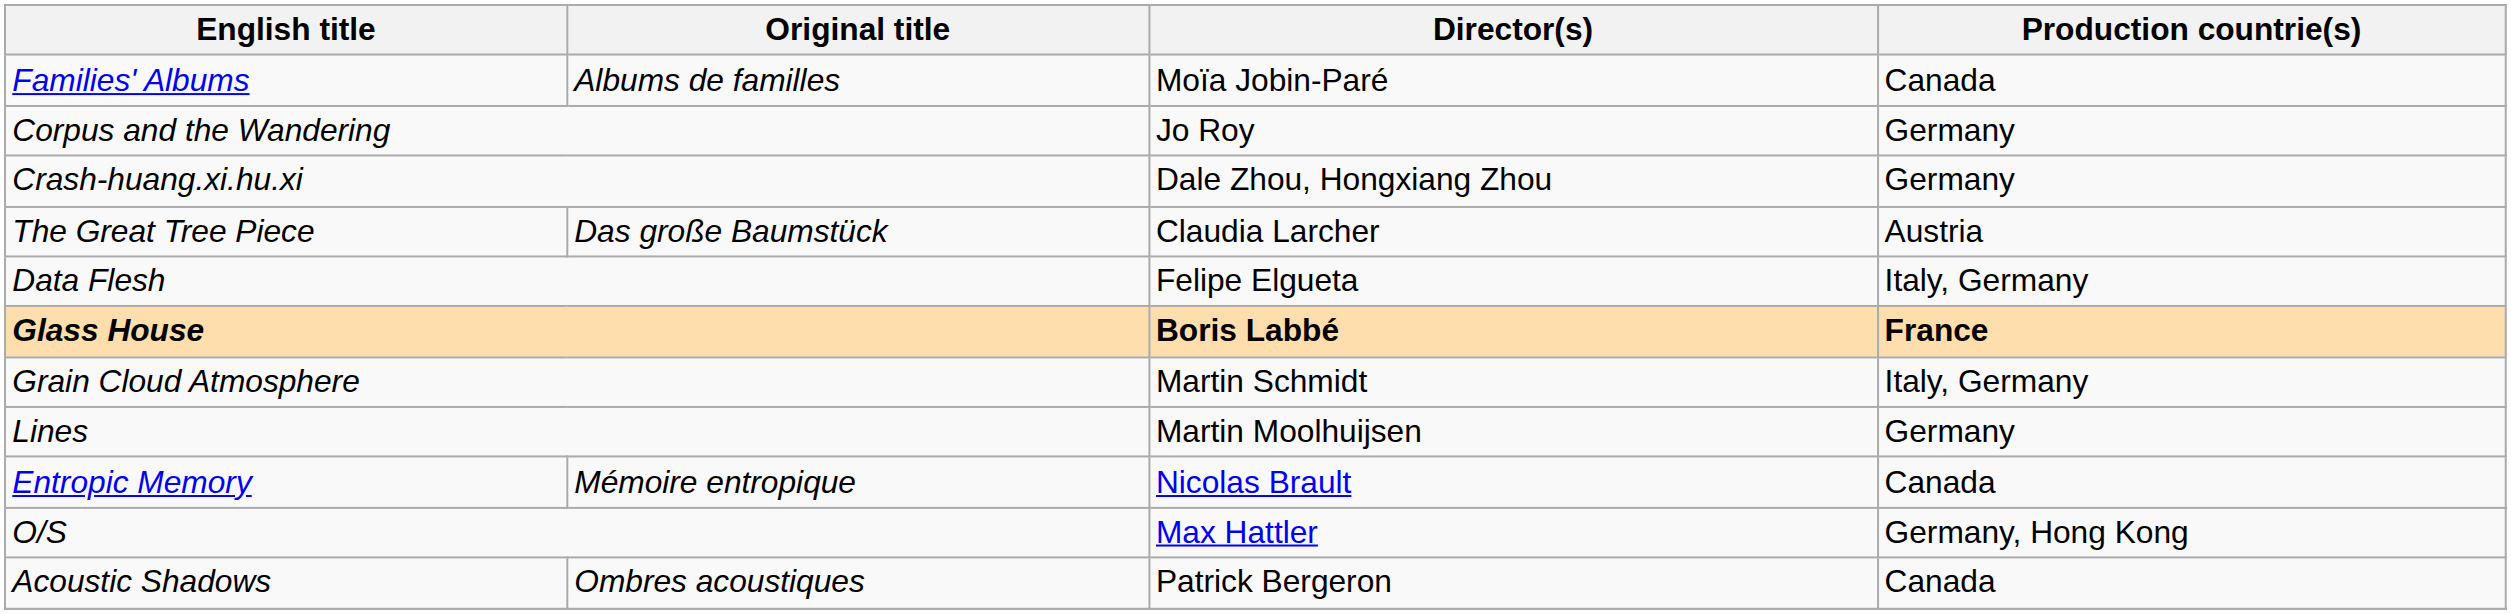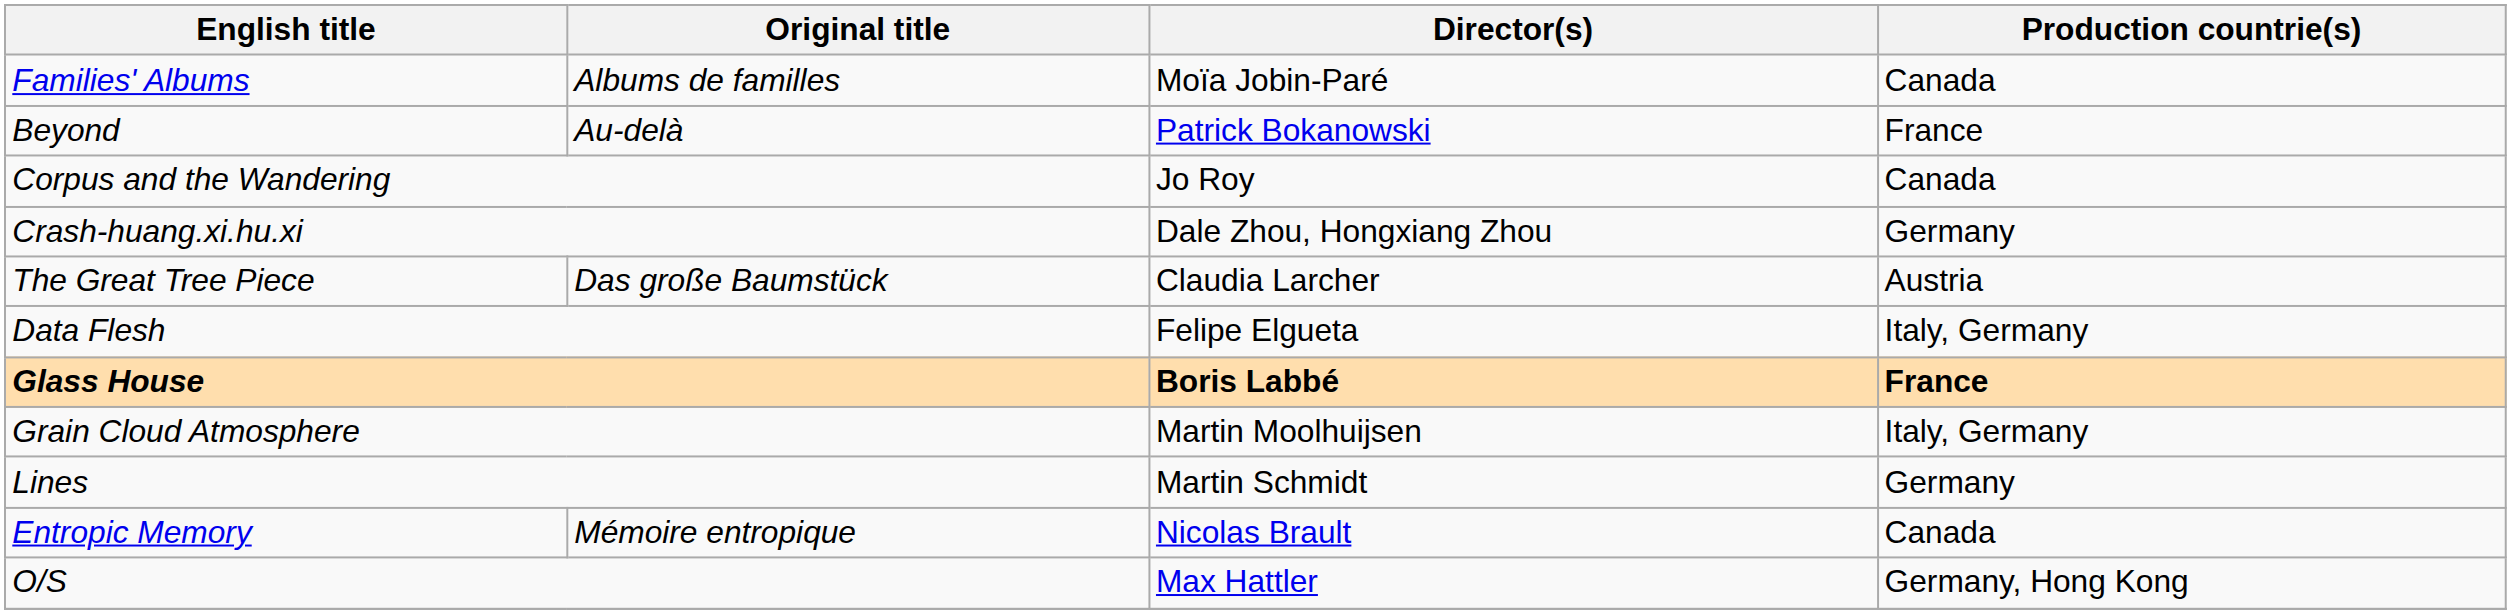+ row: (66, 130)
(1950, 130) Germany -> (1940, 180) Canada
(1262, 381) Martin Schmidt -> (1289, 431) Martin Moolhuijsen
(1289, 431) Martin Moolhuijsen -> (1262, 481) Martin Schmidt
- row: (142, 582)
